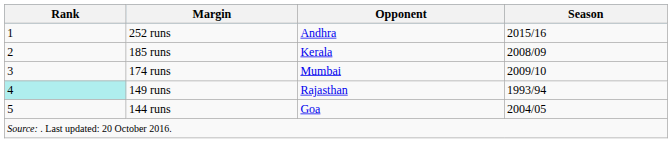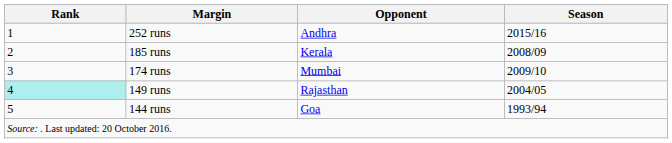(527, 90) 1993/94 -> (527, 90) 2004/05
(527, 109) 2004/05 -> (527, 109) 1993/94
